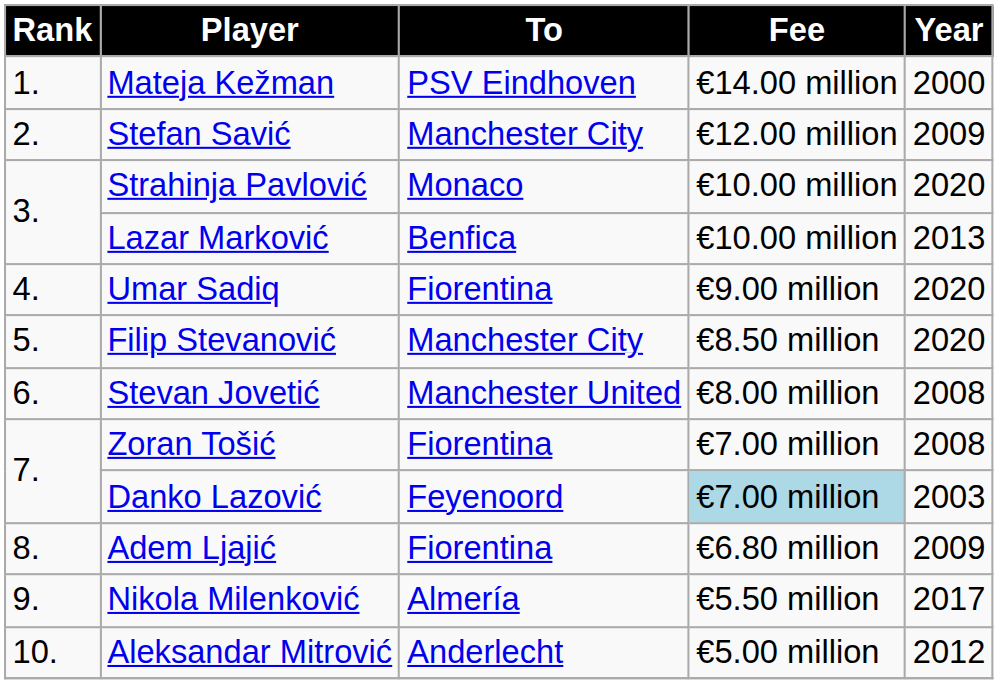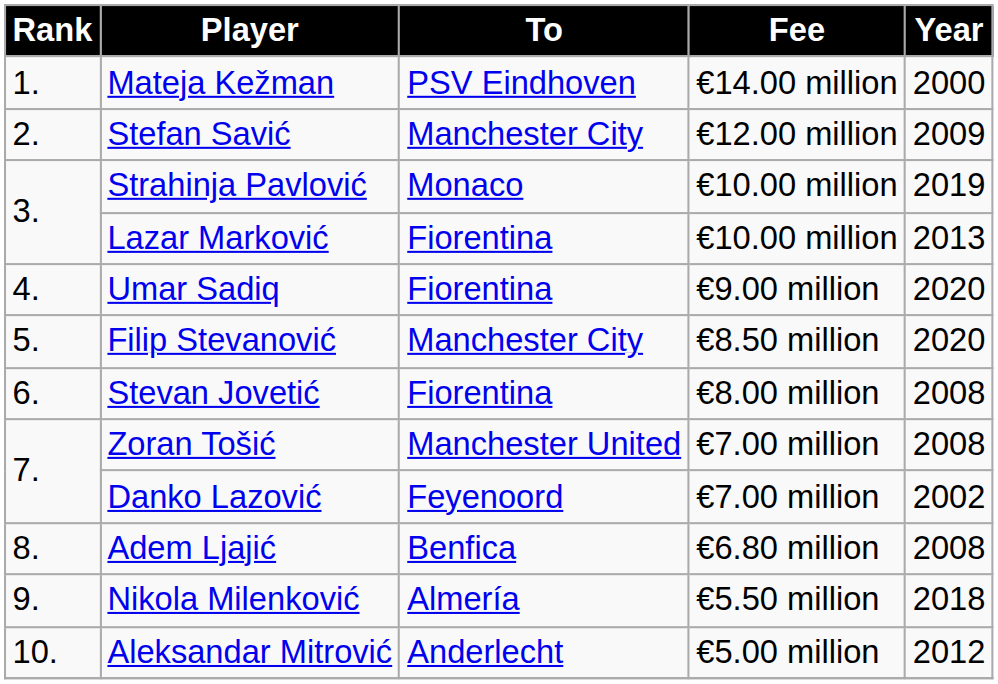(949, 185) 2020 -> (949, 185) 2019
(462, 237) Benfica -> (480, 237) Fiorentina
(544, 392) Manchester United -> (480, 392) Fiorentina
(480, 444) Fiorentina -> (544, 444) Manchester United
(788, 496) lightblue background -> (788, 496) no background
(949, 496) 2003 -> (949, 496) 2002
(480, 548) Fiorentina -> (462, 548) Benfica
(949, 548) 2009 -> (949, 548) 2008
(949, 599) 2017 -> (949, 599) 2018
